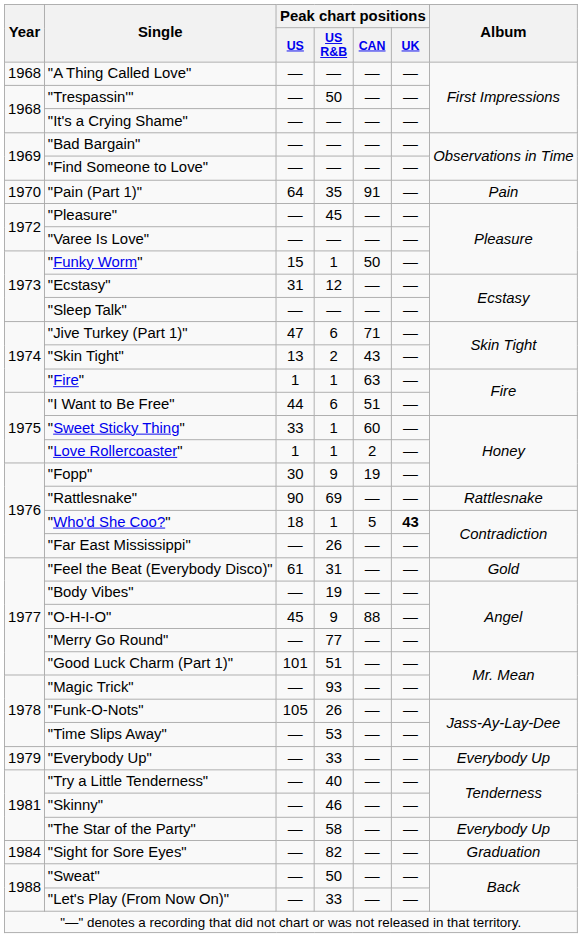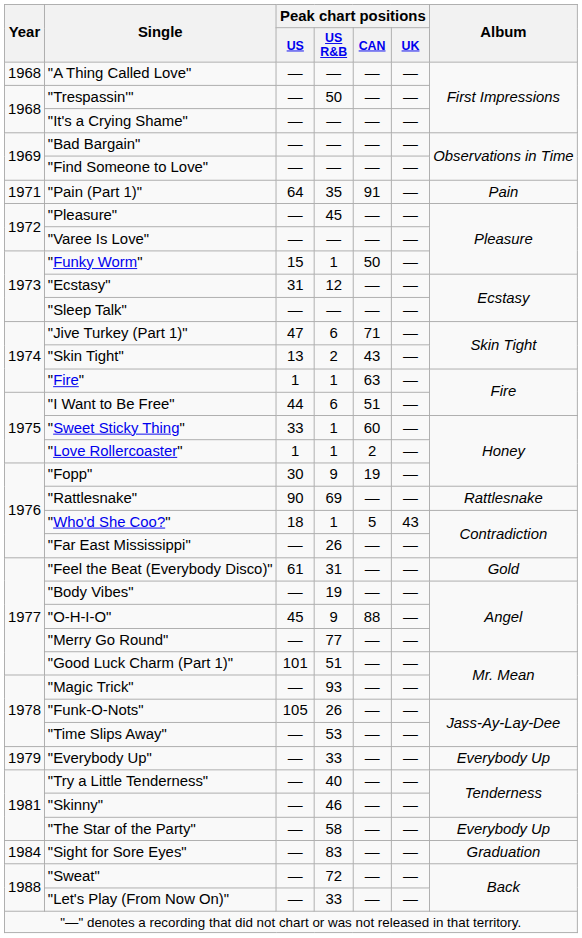(24, 191) 1970 -> (24, 191) 1971
(411, 522) bold -> (411, 522) normal
(334, 852) 82 -> (334, 852) 83
(334, 876) 50 -> (334, 876) 72
